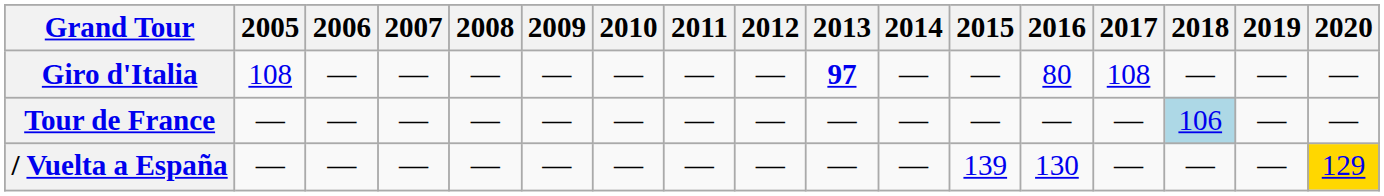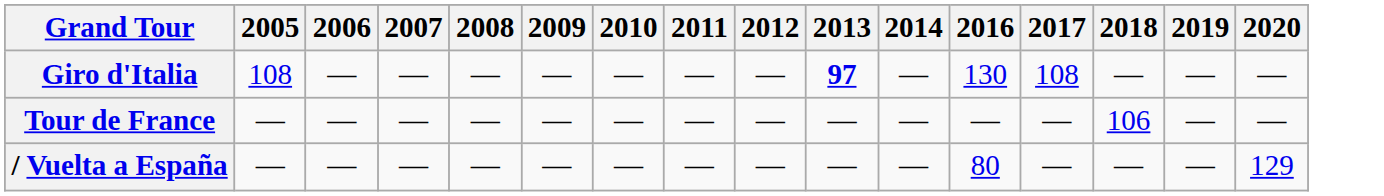- column: (985, 27)
(1057, 73) 80 -> (985, 73) 130
(1200, 119) lightblue background -> (1129, 119) no background
(1057, 166) 130 -> (985, 166) 80
(1344, 166) gold background -> (1272, 166) no background
